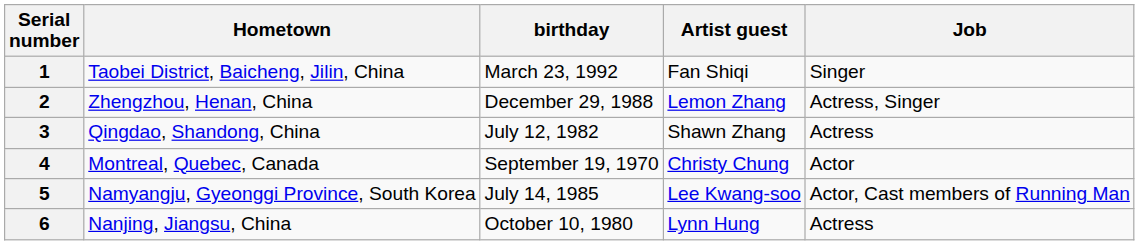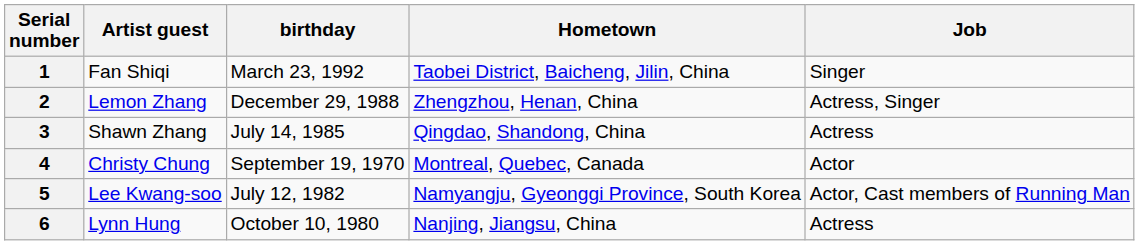columns swapped: (734, 30) <-> (282, 30)
(542, 132) July 12, 1982 -> (288, 132) July 14, 1985
(542, 193) July 14, 1985 -> (288, 193) July 12, 1982
